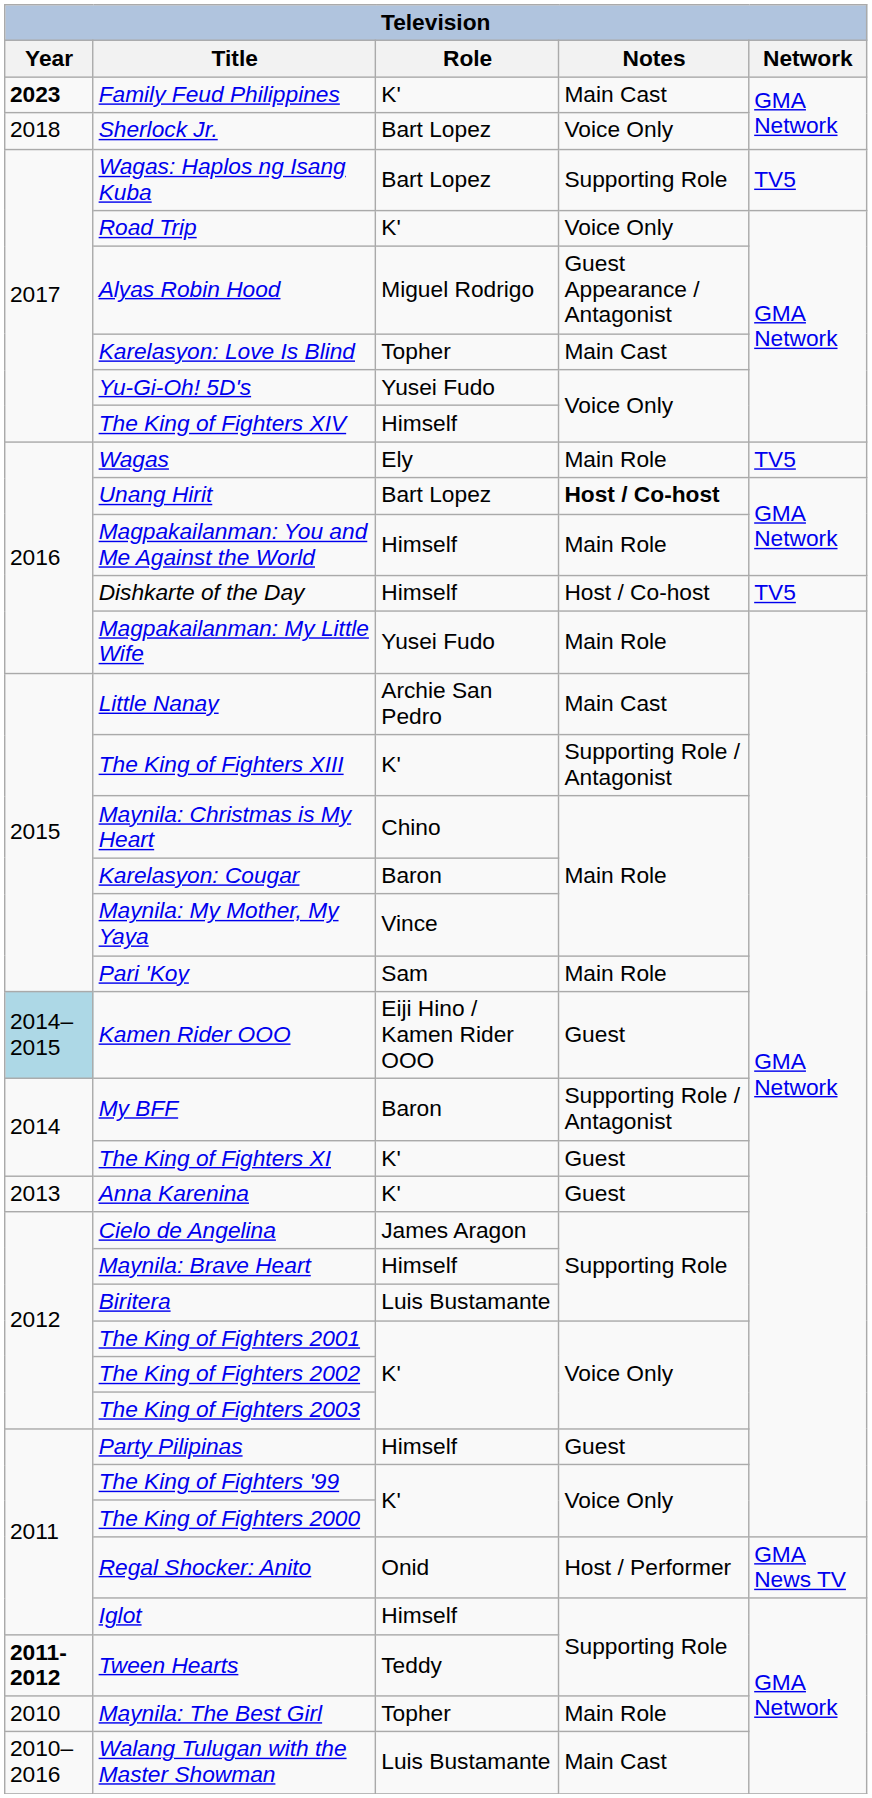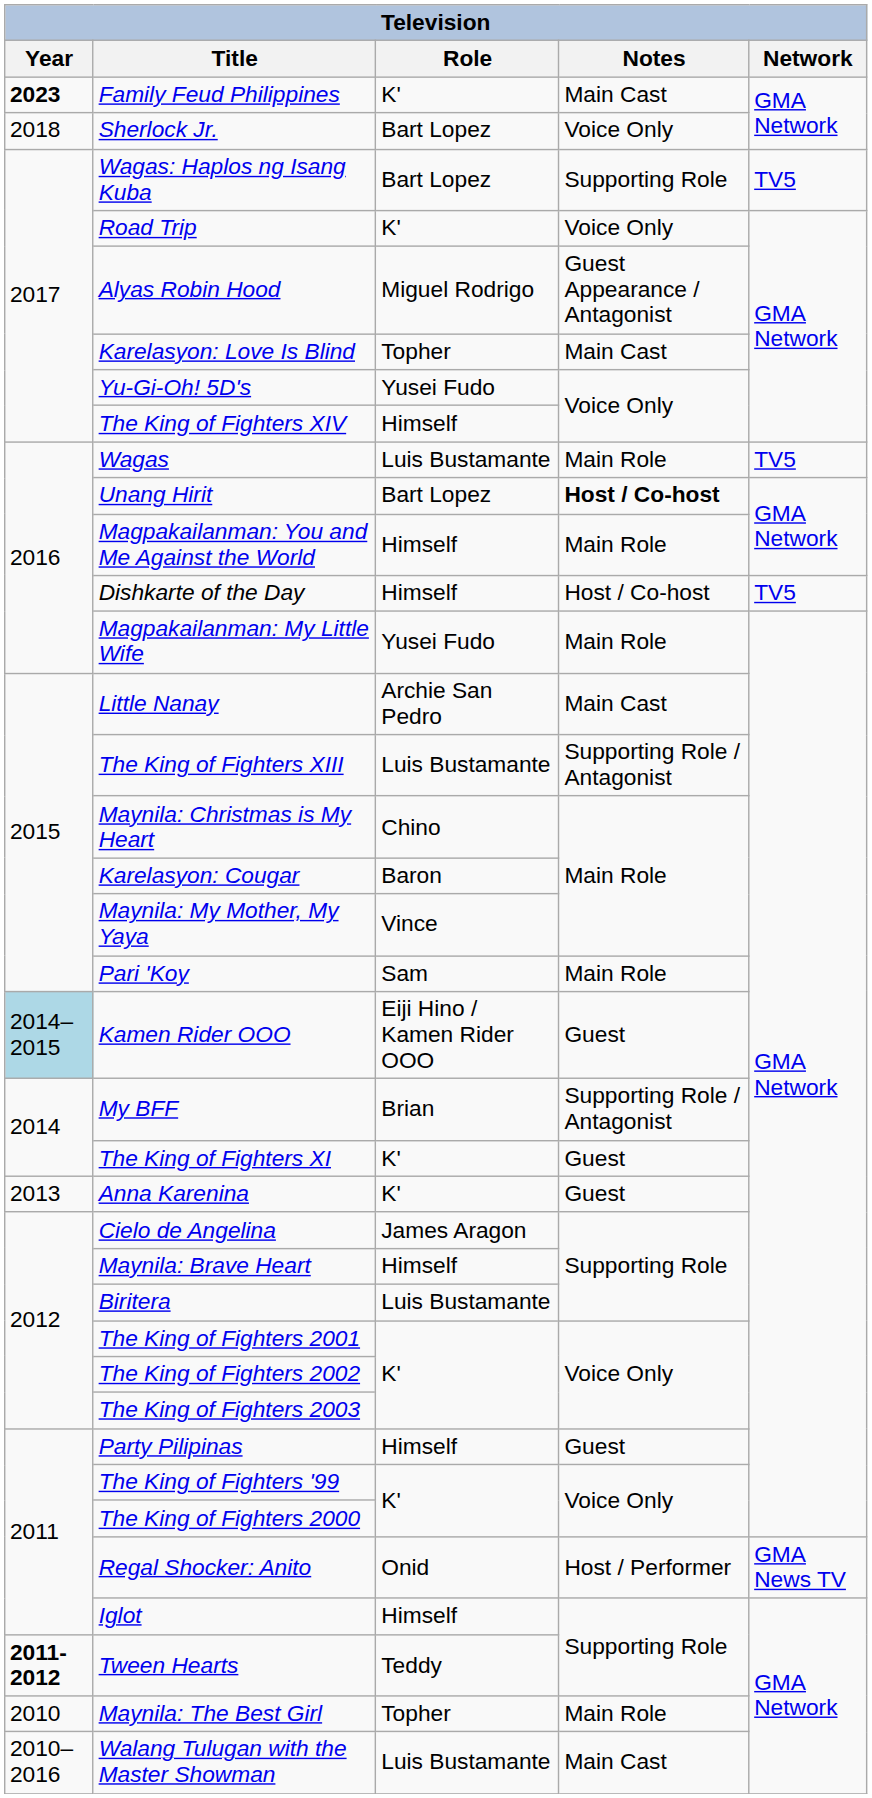(397, 459) Ely -> (466, 459) Luis Bustamante
(391, 765) K' -> (466, 765) Luis Bustamante
(412, 1109) Baron -> (408, 1109) Brian
